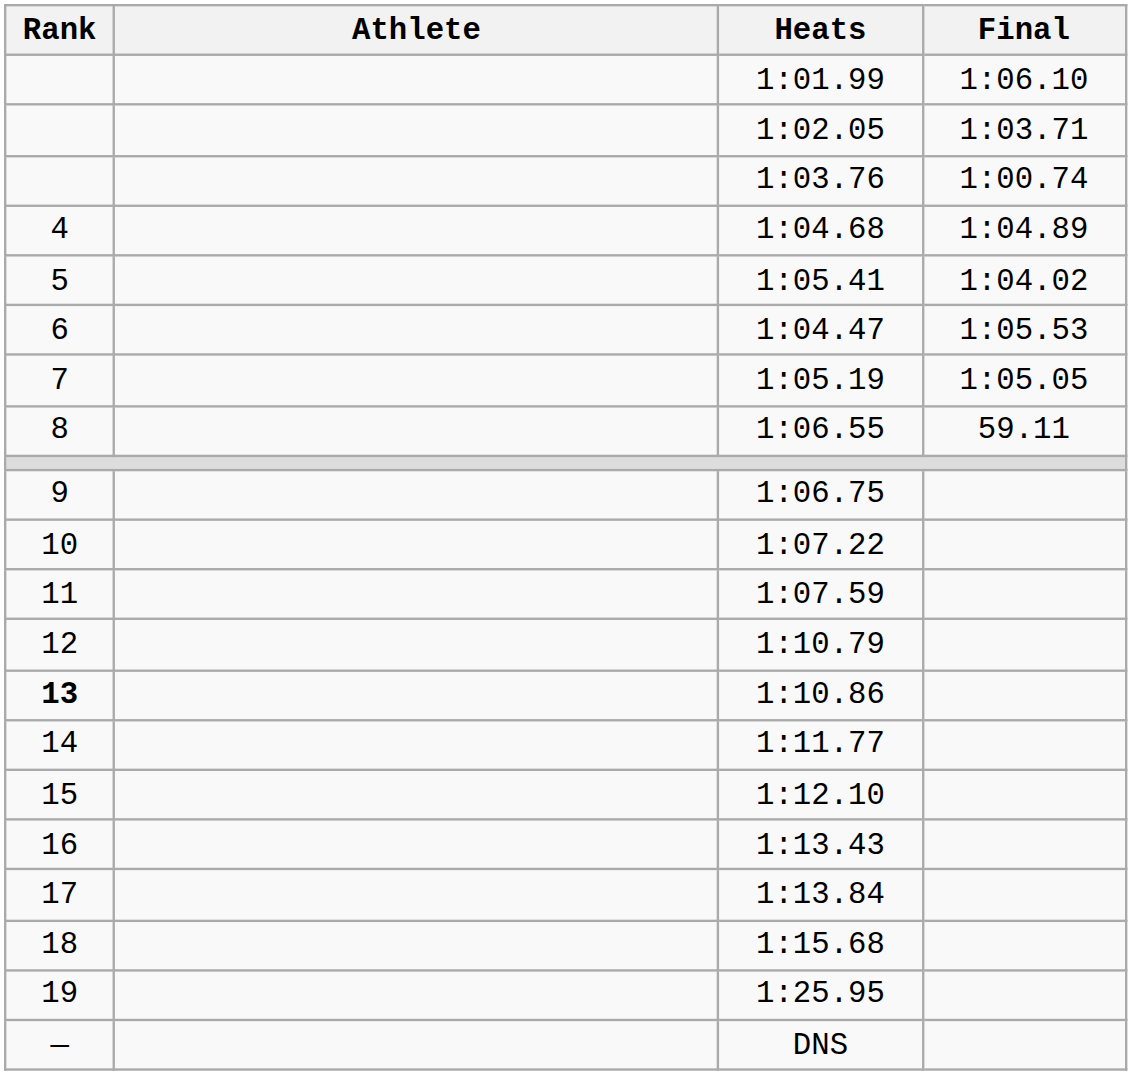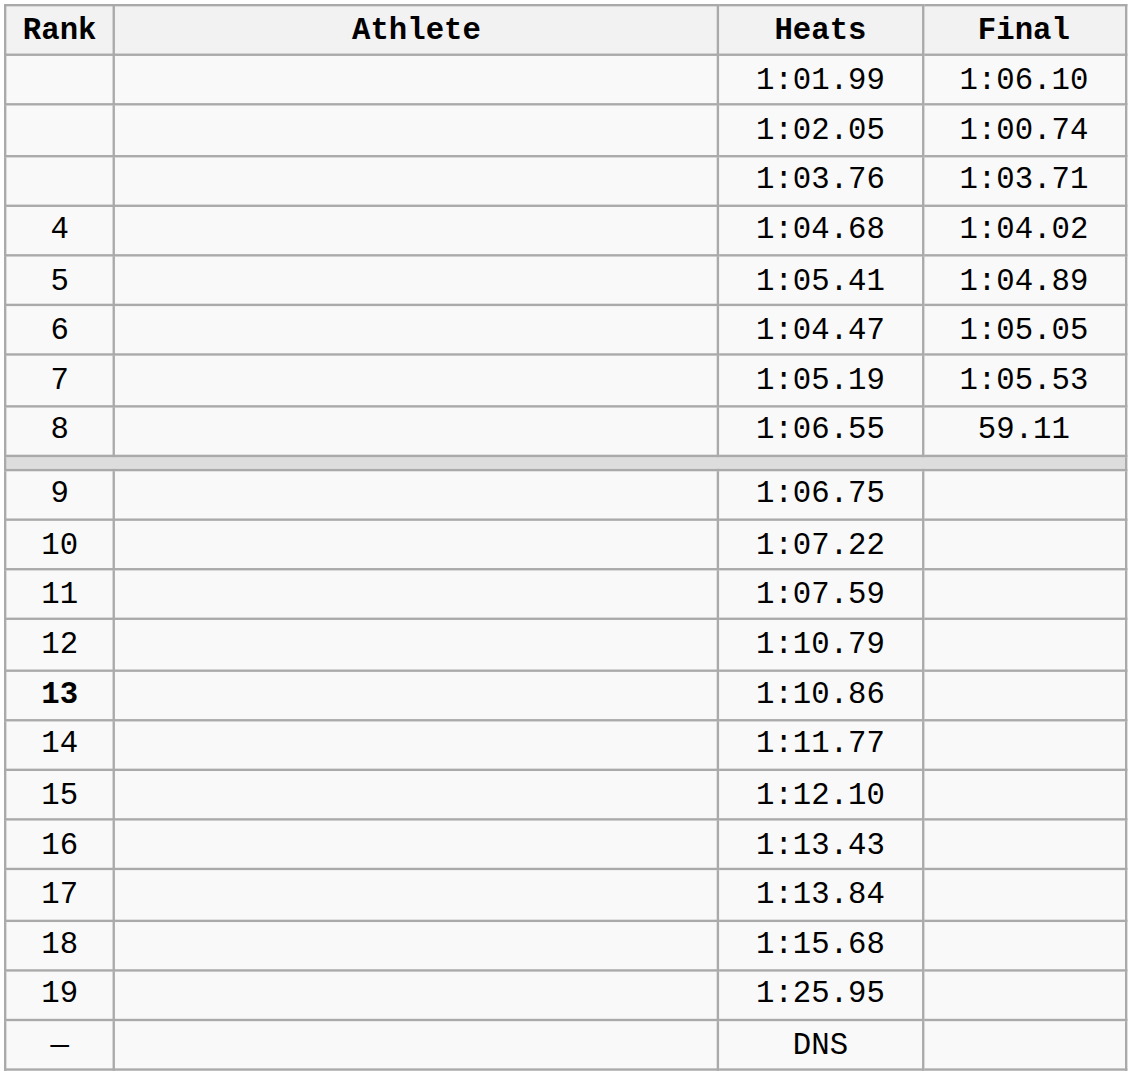(1024, 130) 1:03.71 -> (1024, 130) 1:00.74
(1024, 180) 1:00.74 -> (1024, 180) 1:03.71
(1024, 230) 1:04.89 -> (1024, 230) 1:04.02
(1024, 280) 1:04.02 -> (1024, 280) 1:04.89
(1024, 330) 1:05.53 -> (1024, 330) 1:05.05
(1024, 380) 1:05.05 -> (1024, 380) 1:05.53
